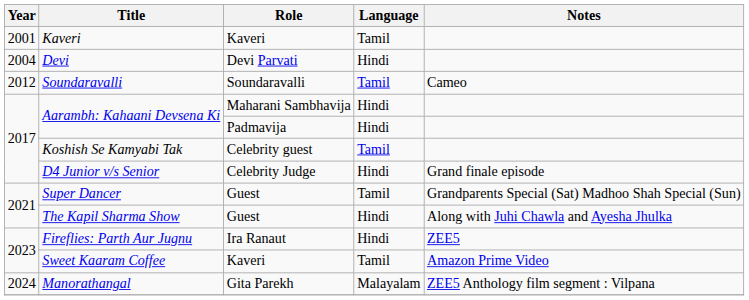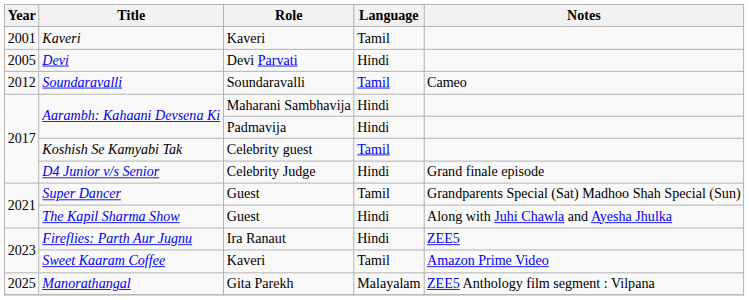(22, 60) 2004 -> (22, 60) 2005
(22, 283) 2024 -> (22, 283) 2025
